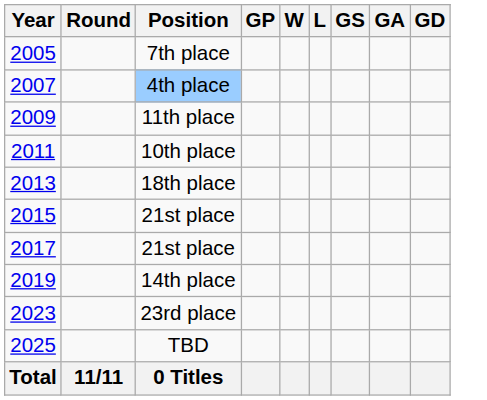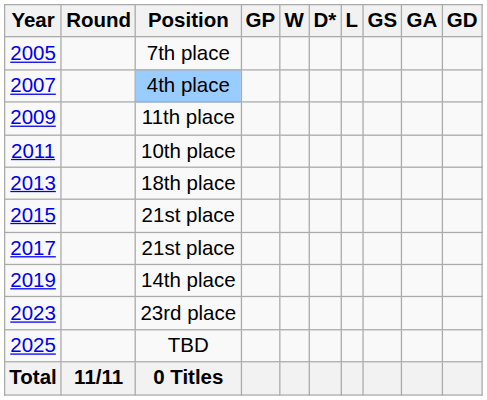+ column: (325, 20)
